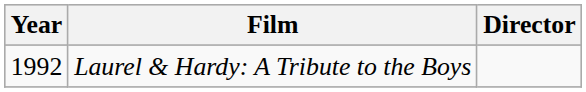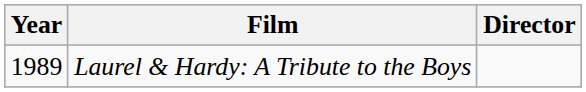(37, 65) 1992 -> (37, 65) 1989
